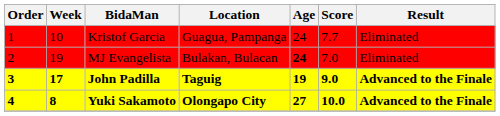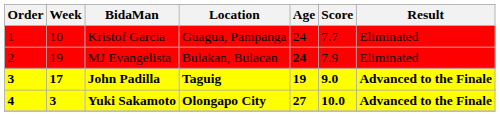(330, 57) 7.0 -> (330, 57) 7.9
(53, 100) 8 -> (53, 100) 3
